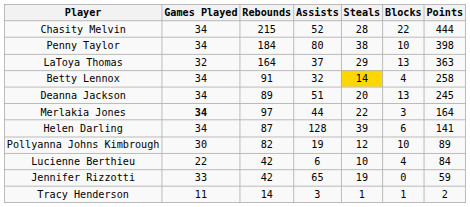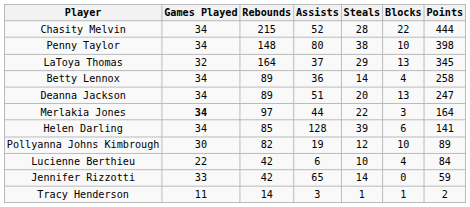(267, 46) 184 -> (267, 46) 148
(445, 62) 363 -> (445, 62) 345
(267, 79) 91 -> (267, 79) 89
(317, 79) 32 -> (317, 79) 36
(362, 79) gold background -> (362, 79) no background
(445, 95) 245 -> (445, 95) 247
(267, 128) 87 -> (267, 128) 85
(362, 178) 19 -> (362, 178) 14
